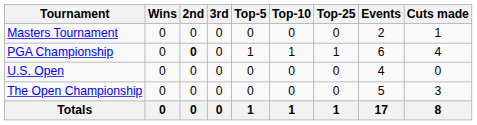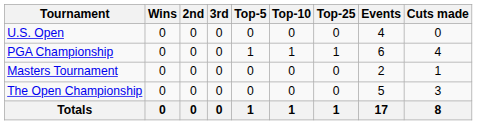rows swapped: (62, 33) <-> (36, 71)
(193, 52) bold -> (193, 52) normal
